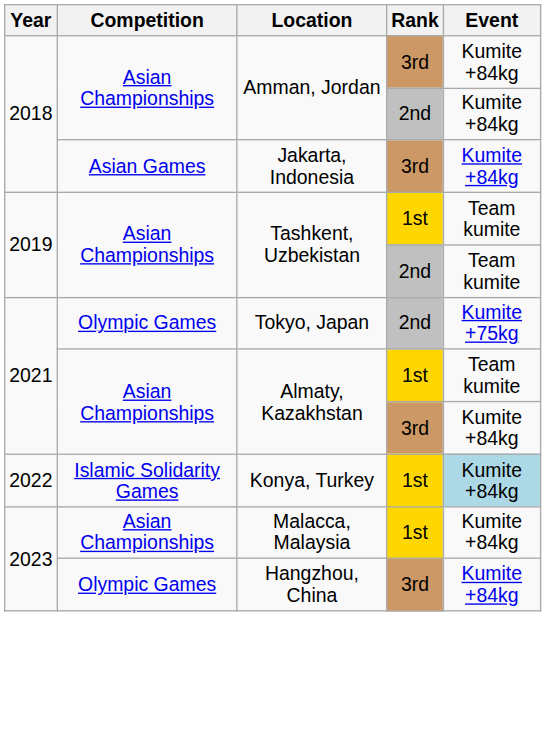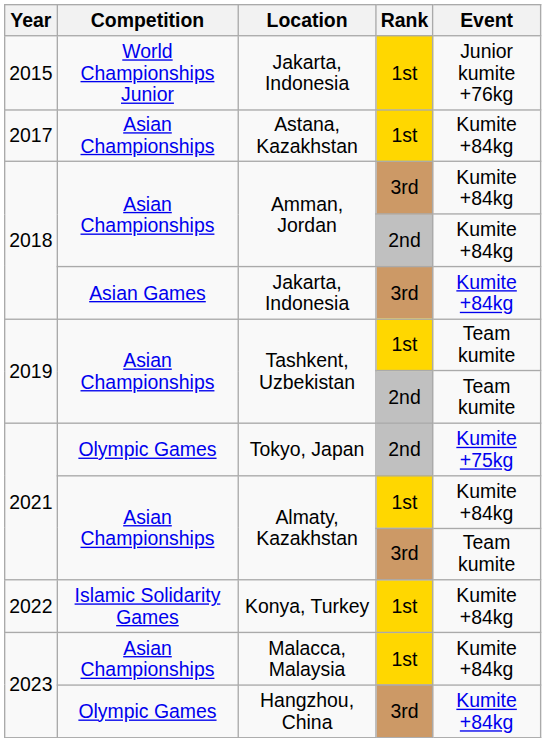+ row: (307, 73)
+ row: (307, 136)
(492, 376) Team kumite -> (487, 502) Kumite +84kg
(492, 428) Kumite +84kg -> (487, 554) Team kumite
(492, 480) lightblue background -> (487, 607) no background
